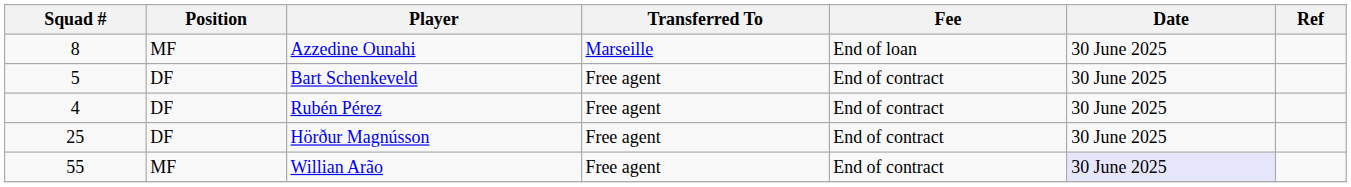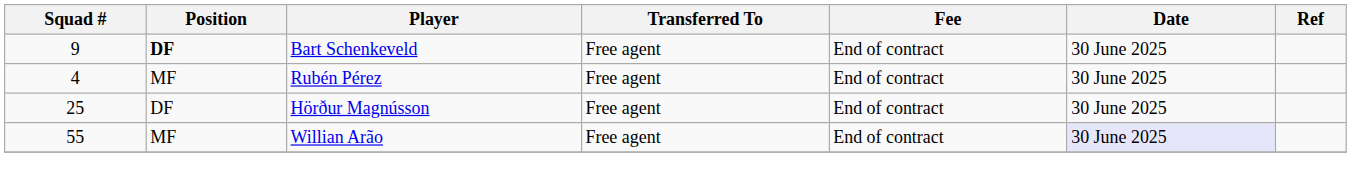- row: (353, 49)
(75, 78) 5 -> (75, 49) 9
(162, 78) normal -> (162, 49) bold
(162, 108) DF -> (163, 78) MF
